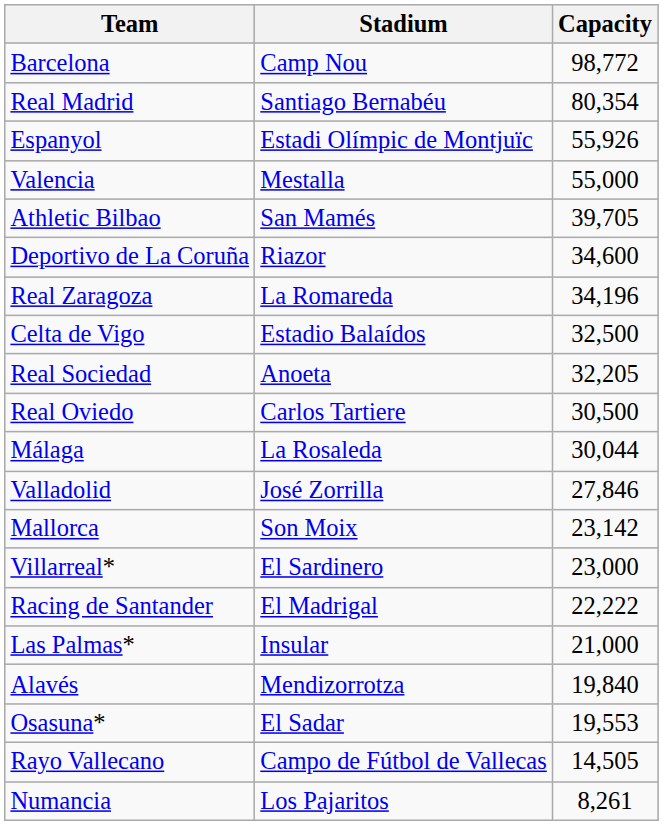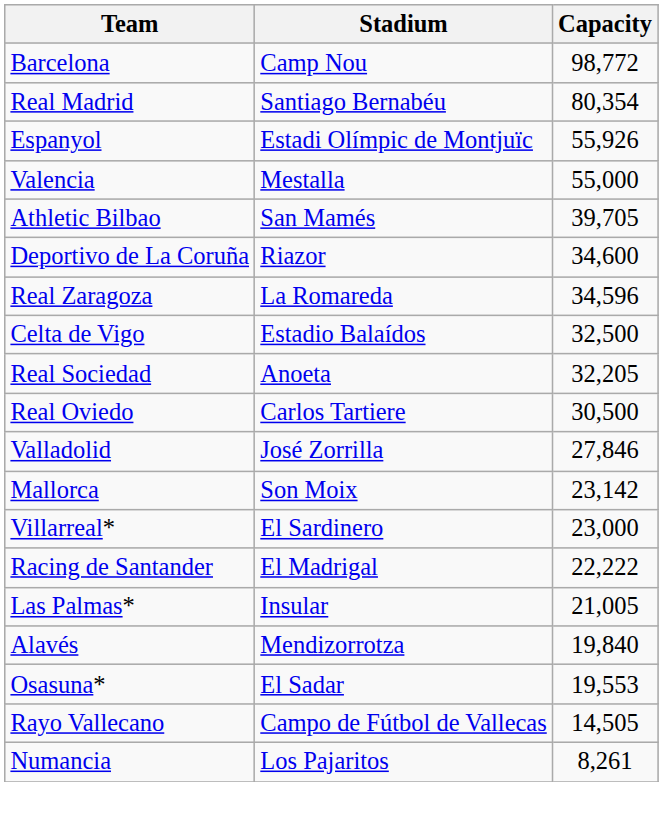(605, 295) 34,196 -> (605, 295) 34,596
- row: (47, 450)
(605, 645) 21,000 -> (605, 606) 21,005
